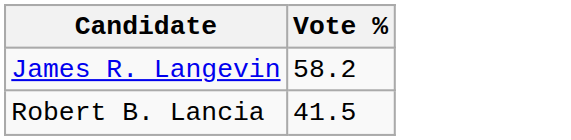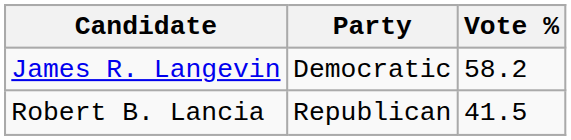+ column: (372, 27)
